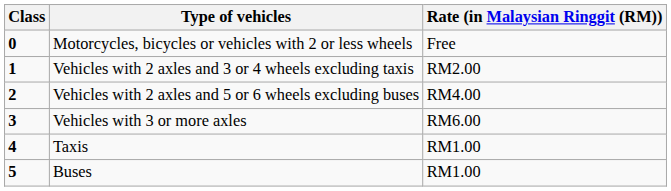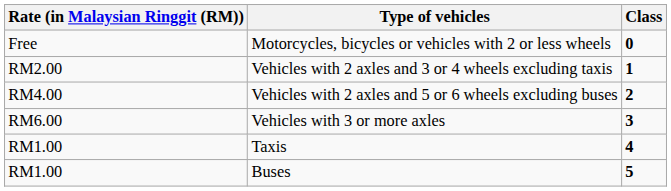columns swapped: (27, 17) <-> (545, 17)
